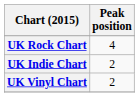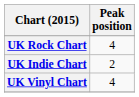(112, 82) 2 -> (112, 82) 4
